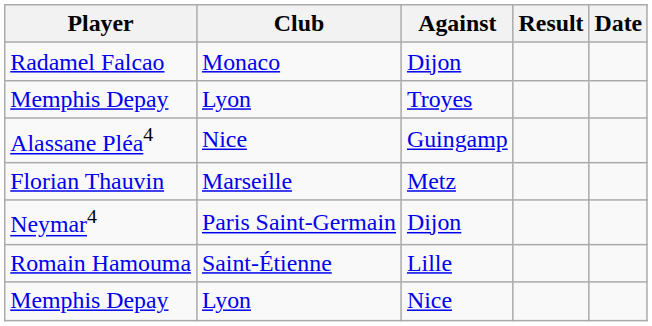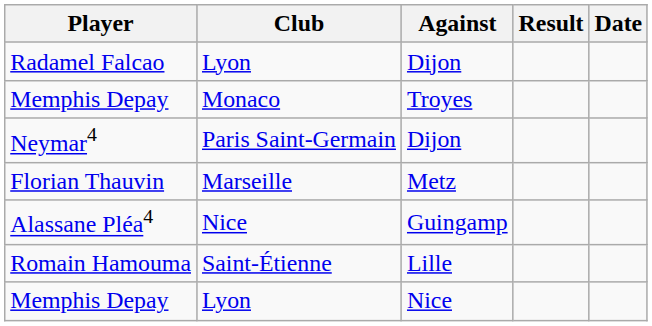(241, 61) Monaco -> (226, 61) Lyon
(226, 99) Lyon -> (241, 99) Monaco
rows swapped: (54, 222) <-> (82, 140)
